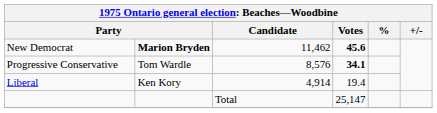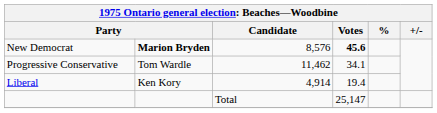(316, 47) 11,462 -> (318, 47) 8,576
(318, 64) 8,576 -> (316, 64) 11,462
(356, 64) bold -> (356, 64) normal
